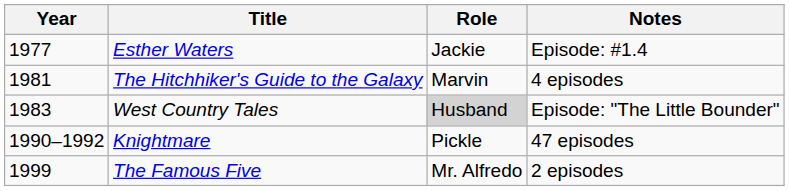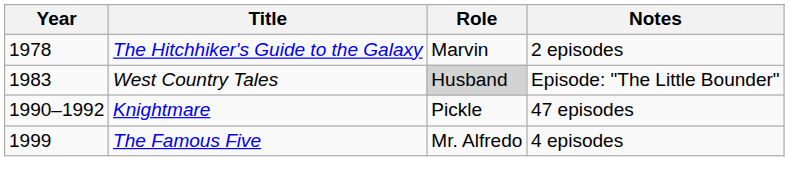- row: (173, 49)
(30, 79) 1981 -> (30, 49) 1978
(577, 79) 4 episodes -> (577, 49) 2 episodes
(577, 170) 2 episodes -> (577, 140) 4 episodes
